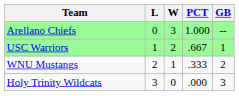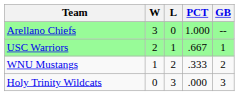columns swapped: (173, 13) <-> (155, 13)
